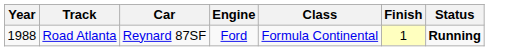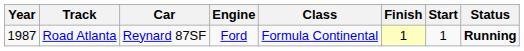+ column: (443, 15)
(22, 36) 1988 -> (22, 36) 1987
